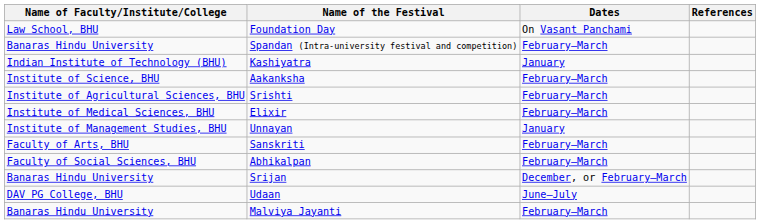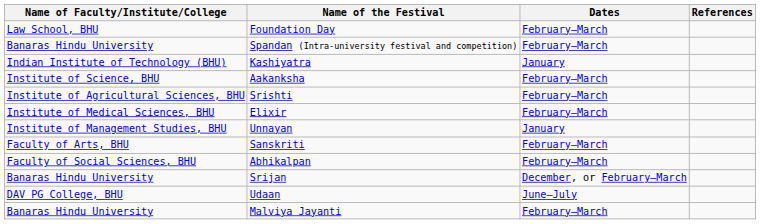(577, 29) On Vasant Panchami -> (565, 29) February–March
